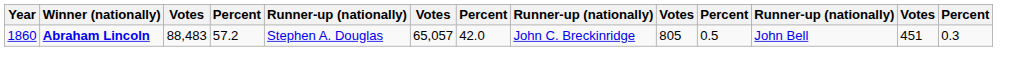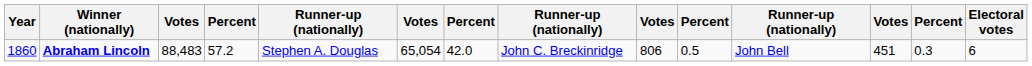+ column: (996, 22)
(433, 35) 65,057 -> (421, 50) 65,054
(670, 35) 805 -> (651, 50) 806
